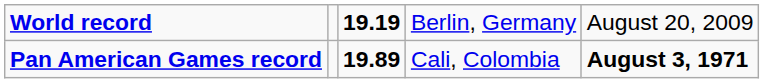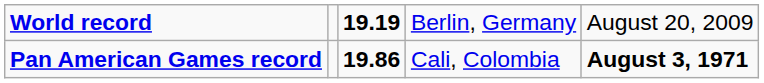(372, 58) 19.89 -> (372, 58) 19.86
